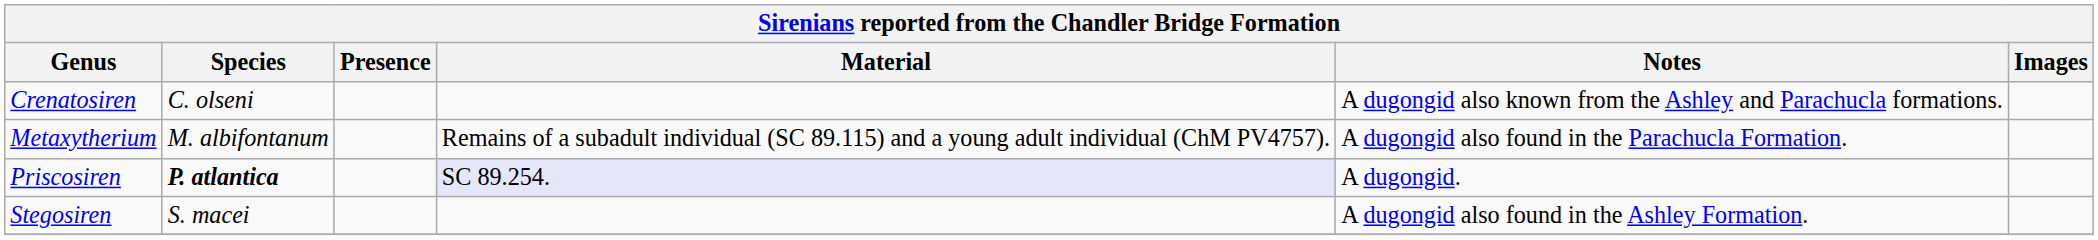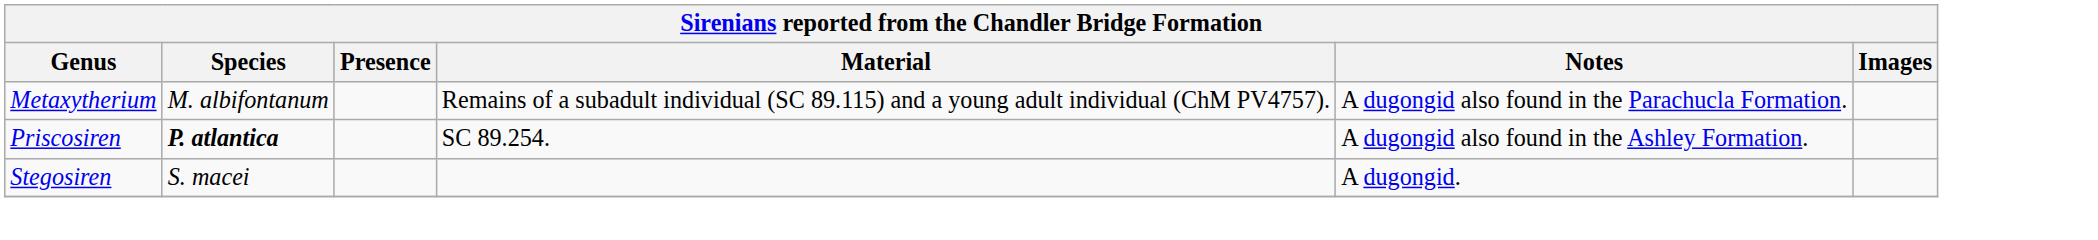- row: (73, 100)
(496, 176) lavender background -> (496, 138) no background
(1401, 176) A dugongid. -> (1575, 138) A dugongid also found in the Ashley Formation.
(1575, 215) A dugongid also found in the Ashley Formation. -> (1401, 176) A dugongid.
